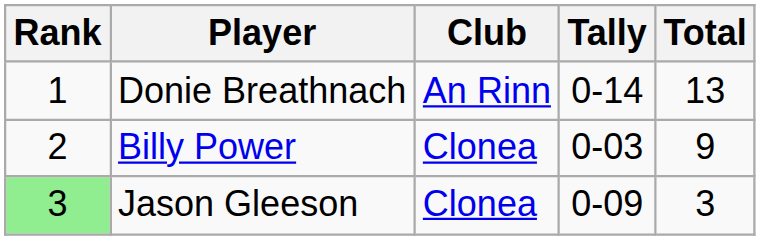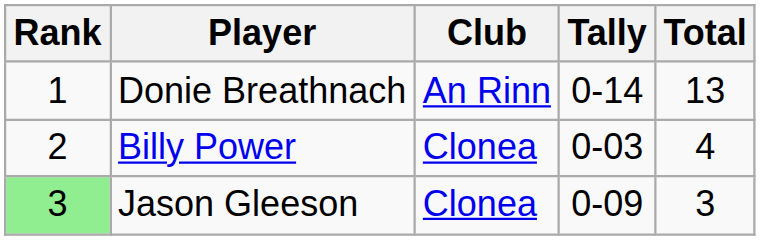(705, 147) 9 -> (705, 147) 4
